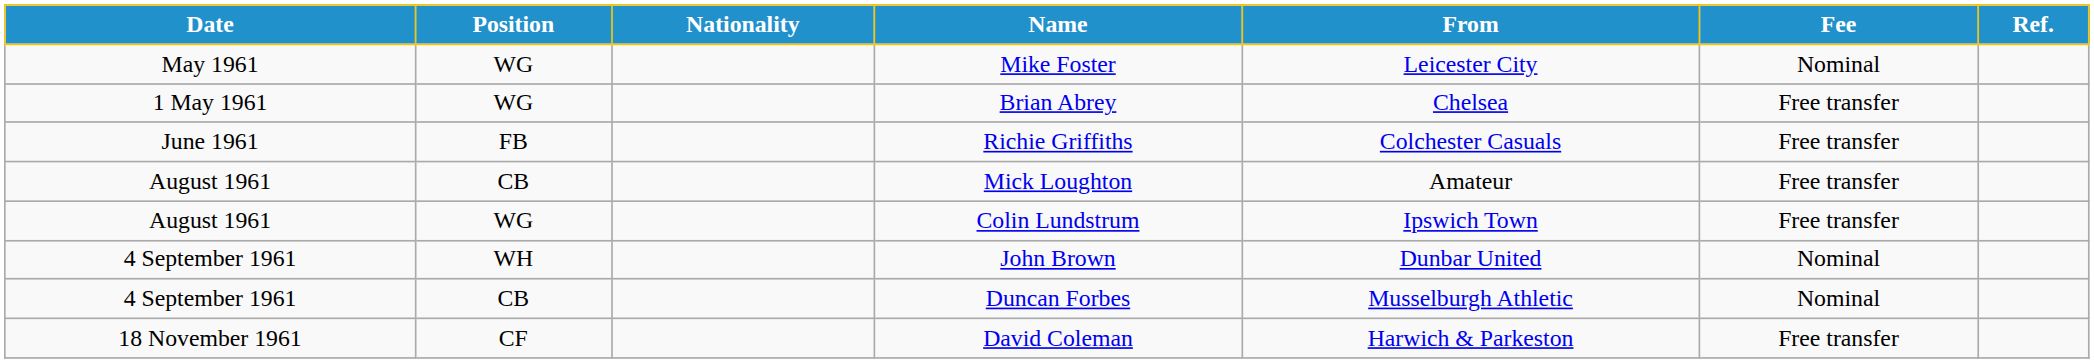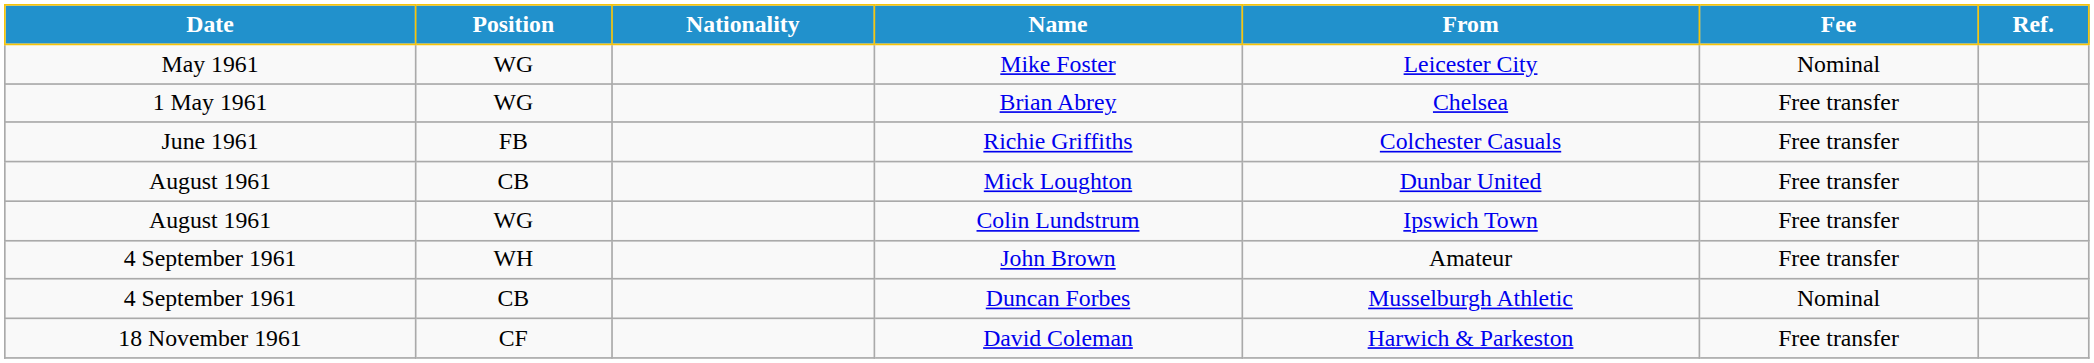(1471, 181) Amateur -> (1471, 181) Dunbar United
(1471, 259) Dunbar United -> (1471, 259) Amateur
(1838, 259) Nominal -> (1838, 259) Free transfer
